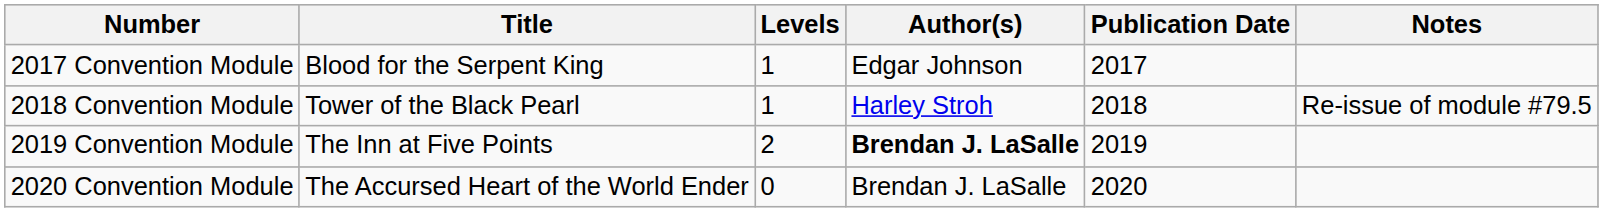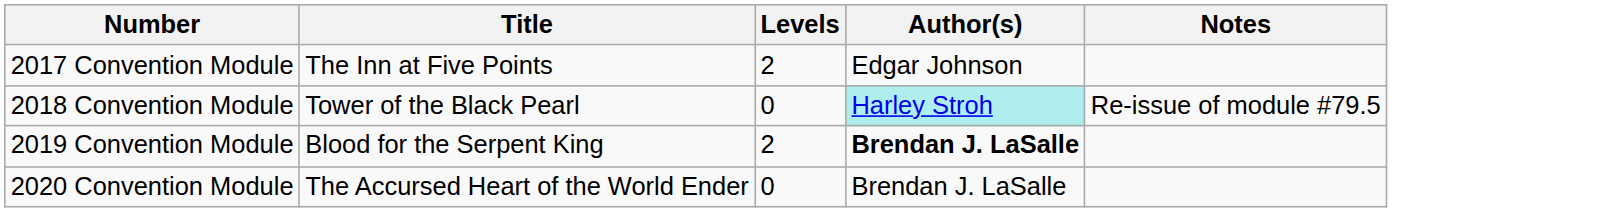- column: (1190, 24)
(454, 65) Blood for the Serpent King -> (429, 65) The Inn at Five Points
(768, 65) 1 -> (768, 65) 2
(768, 105) 1 -> (768, 105) 0
(922, 105) no background -> (922, 105) paleturquoise background
(429, 145) The Inn at Five Points -> (454, 145) Blood for the Serpent King
